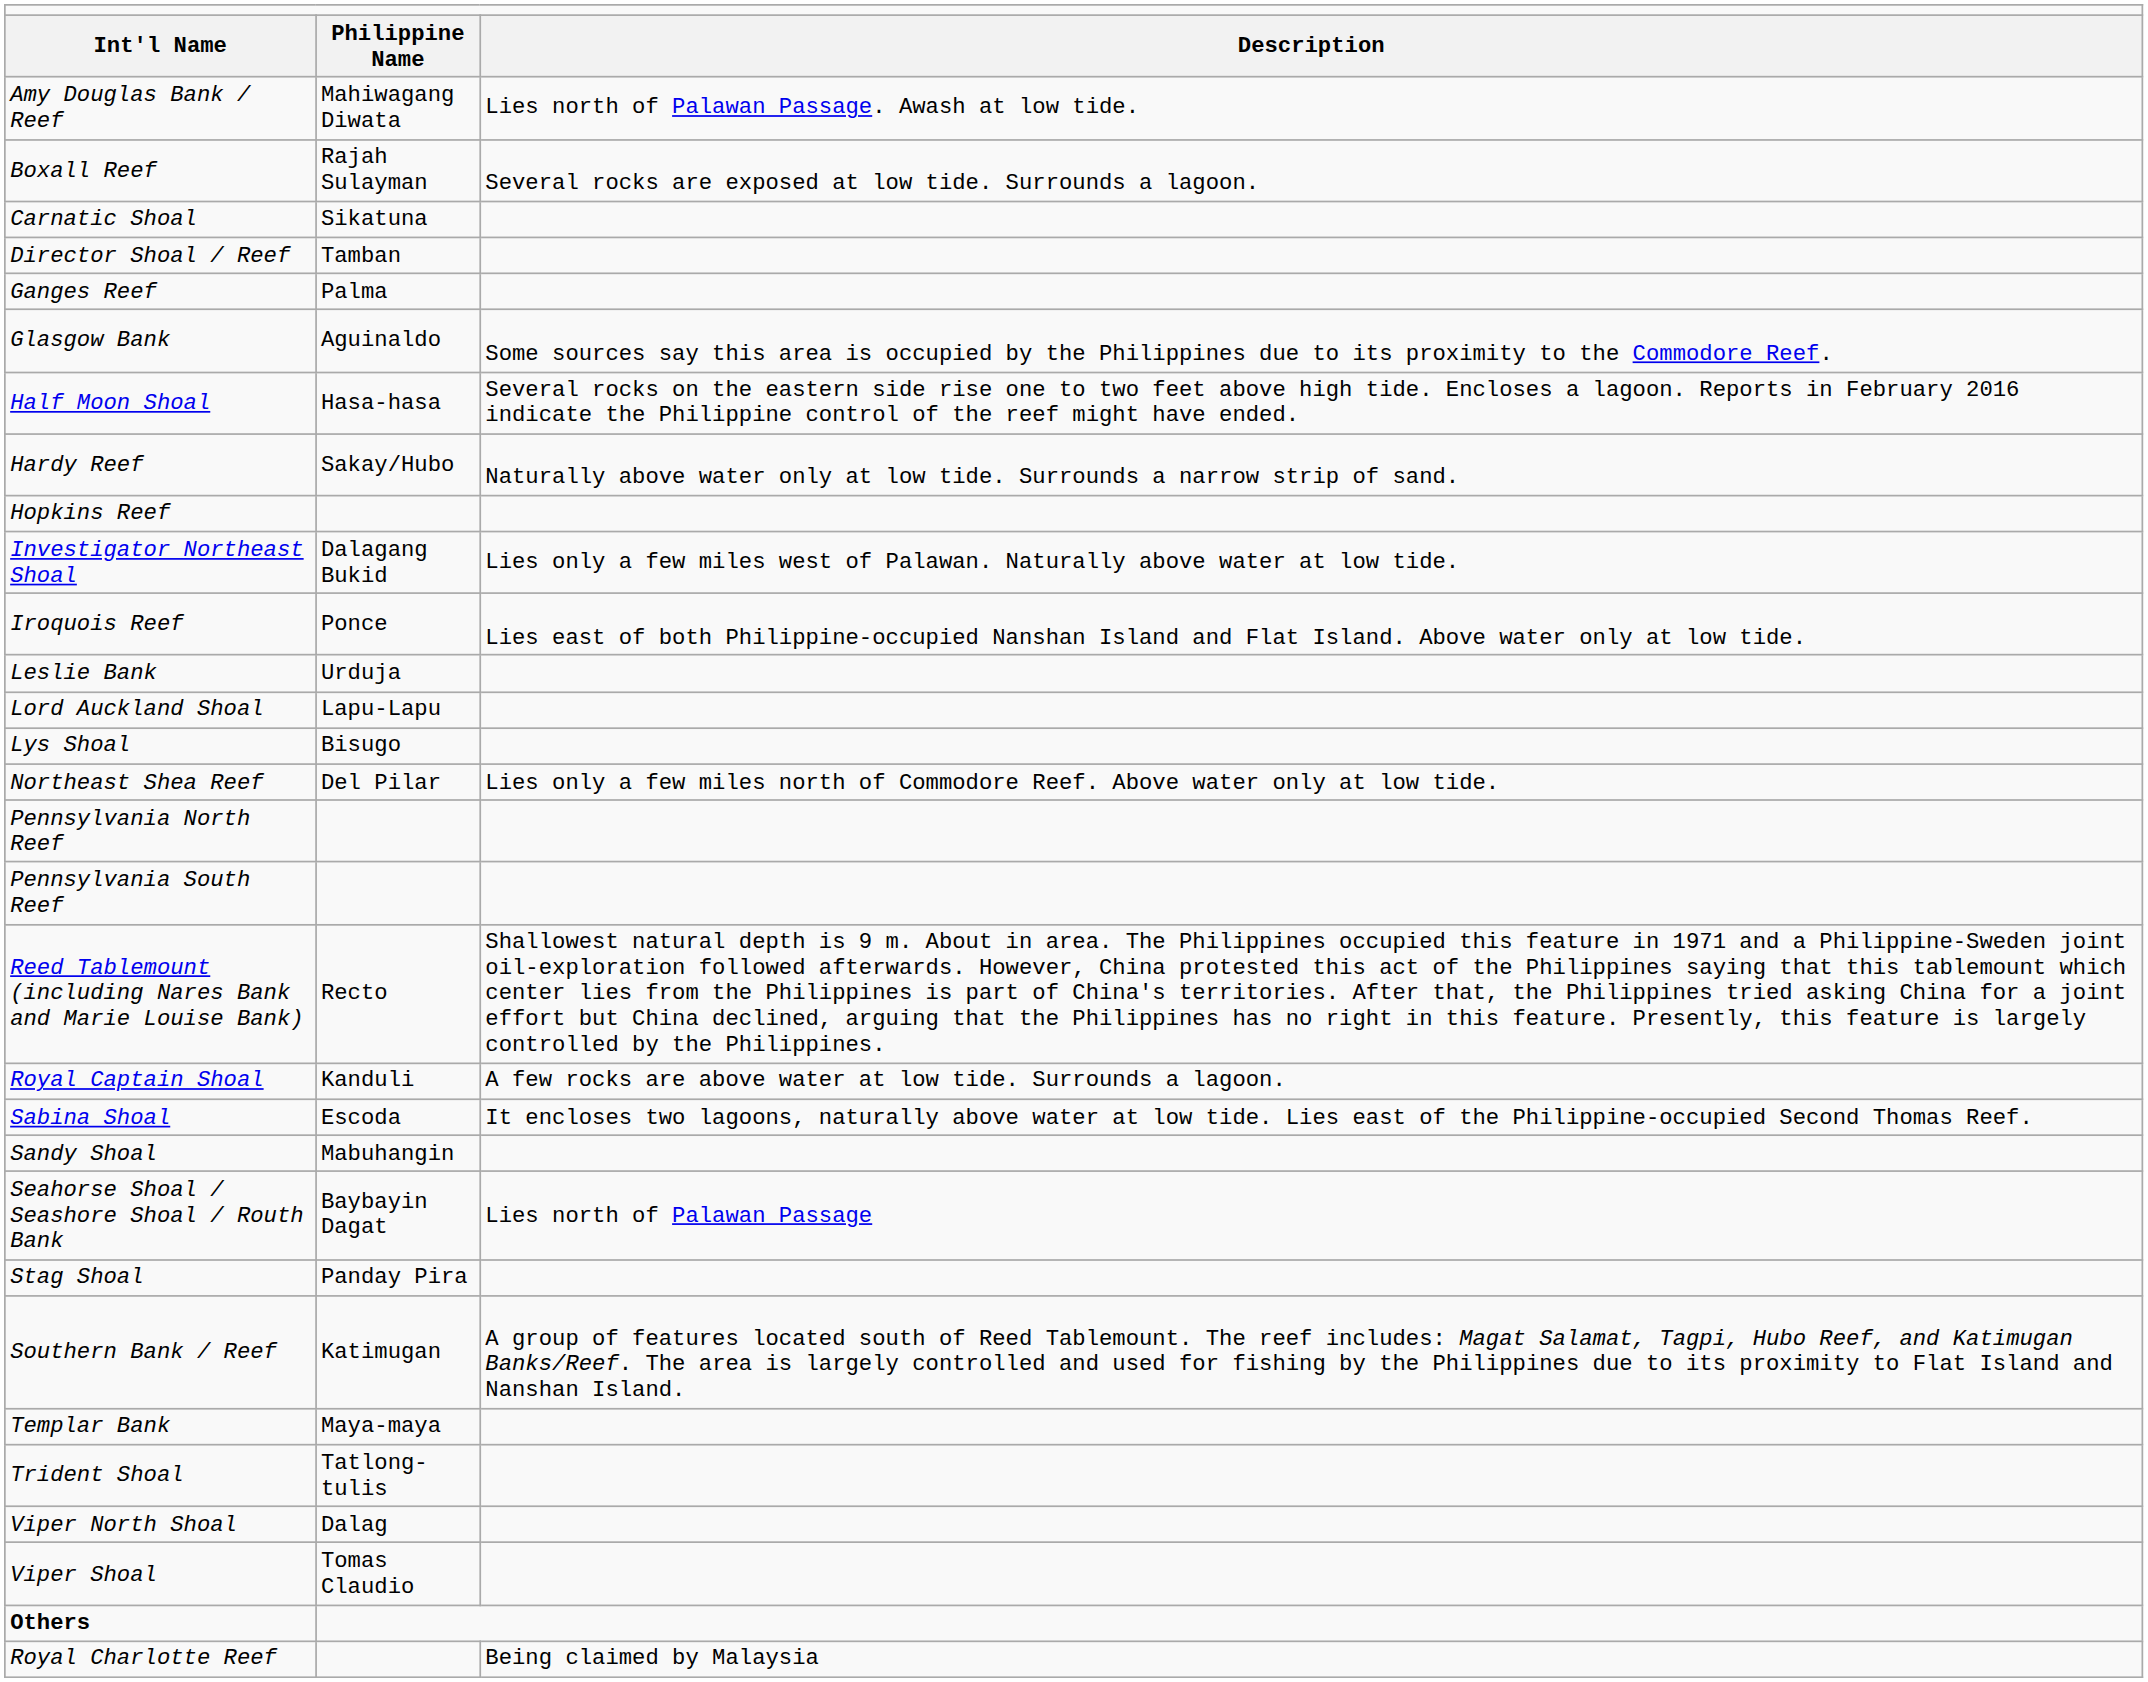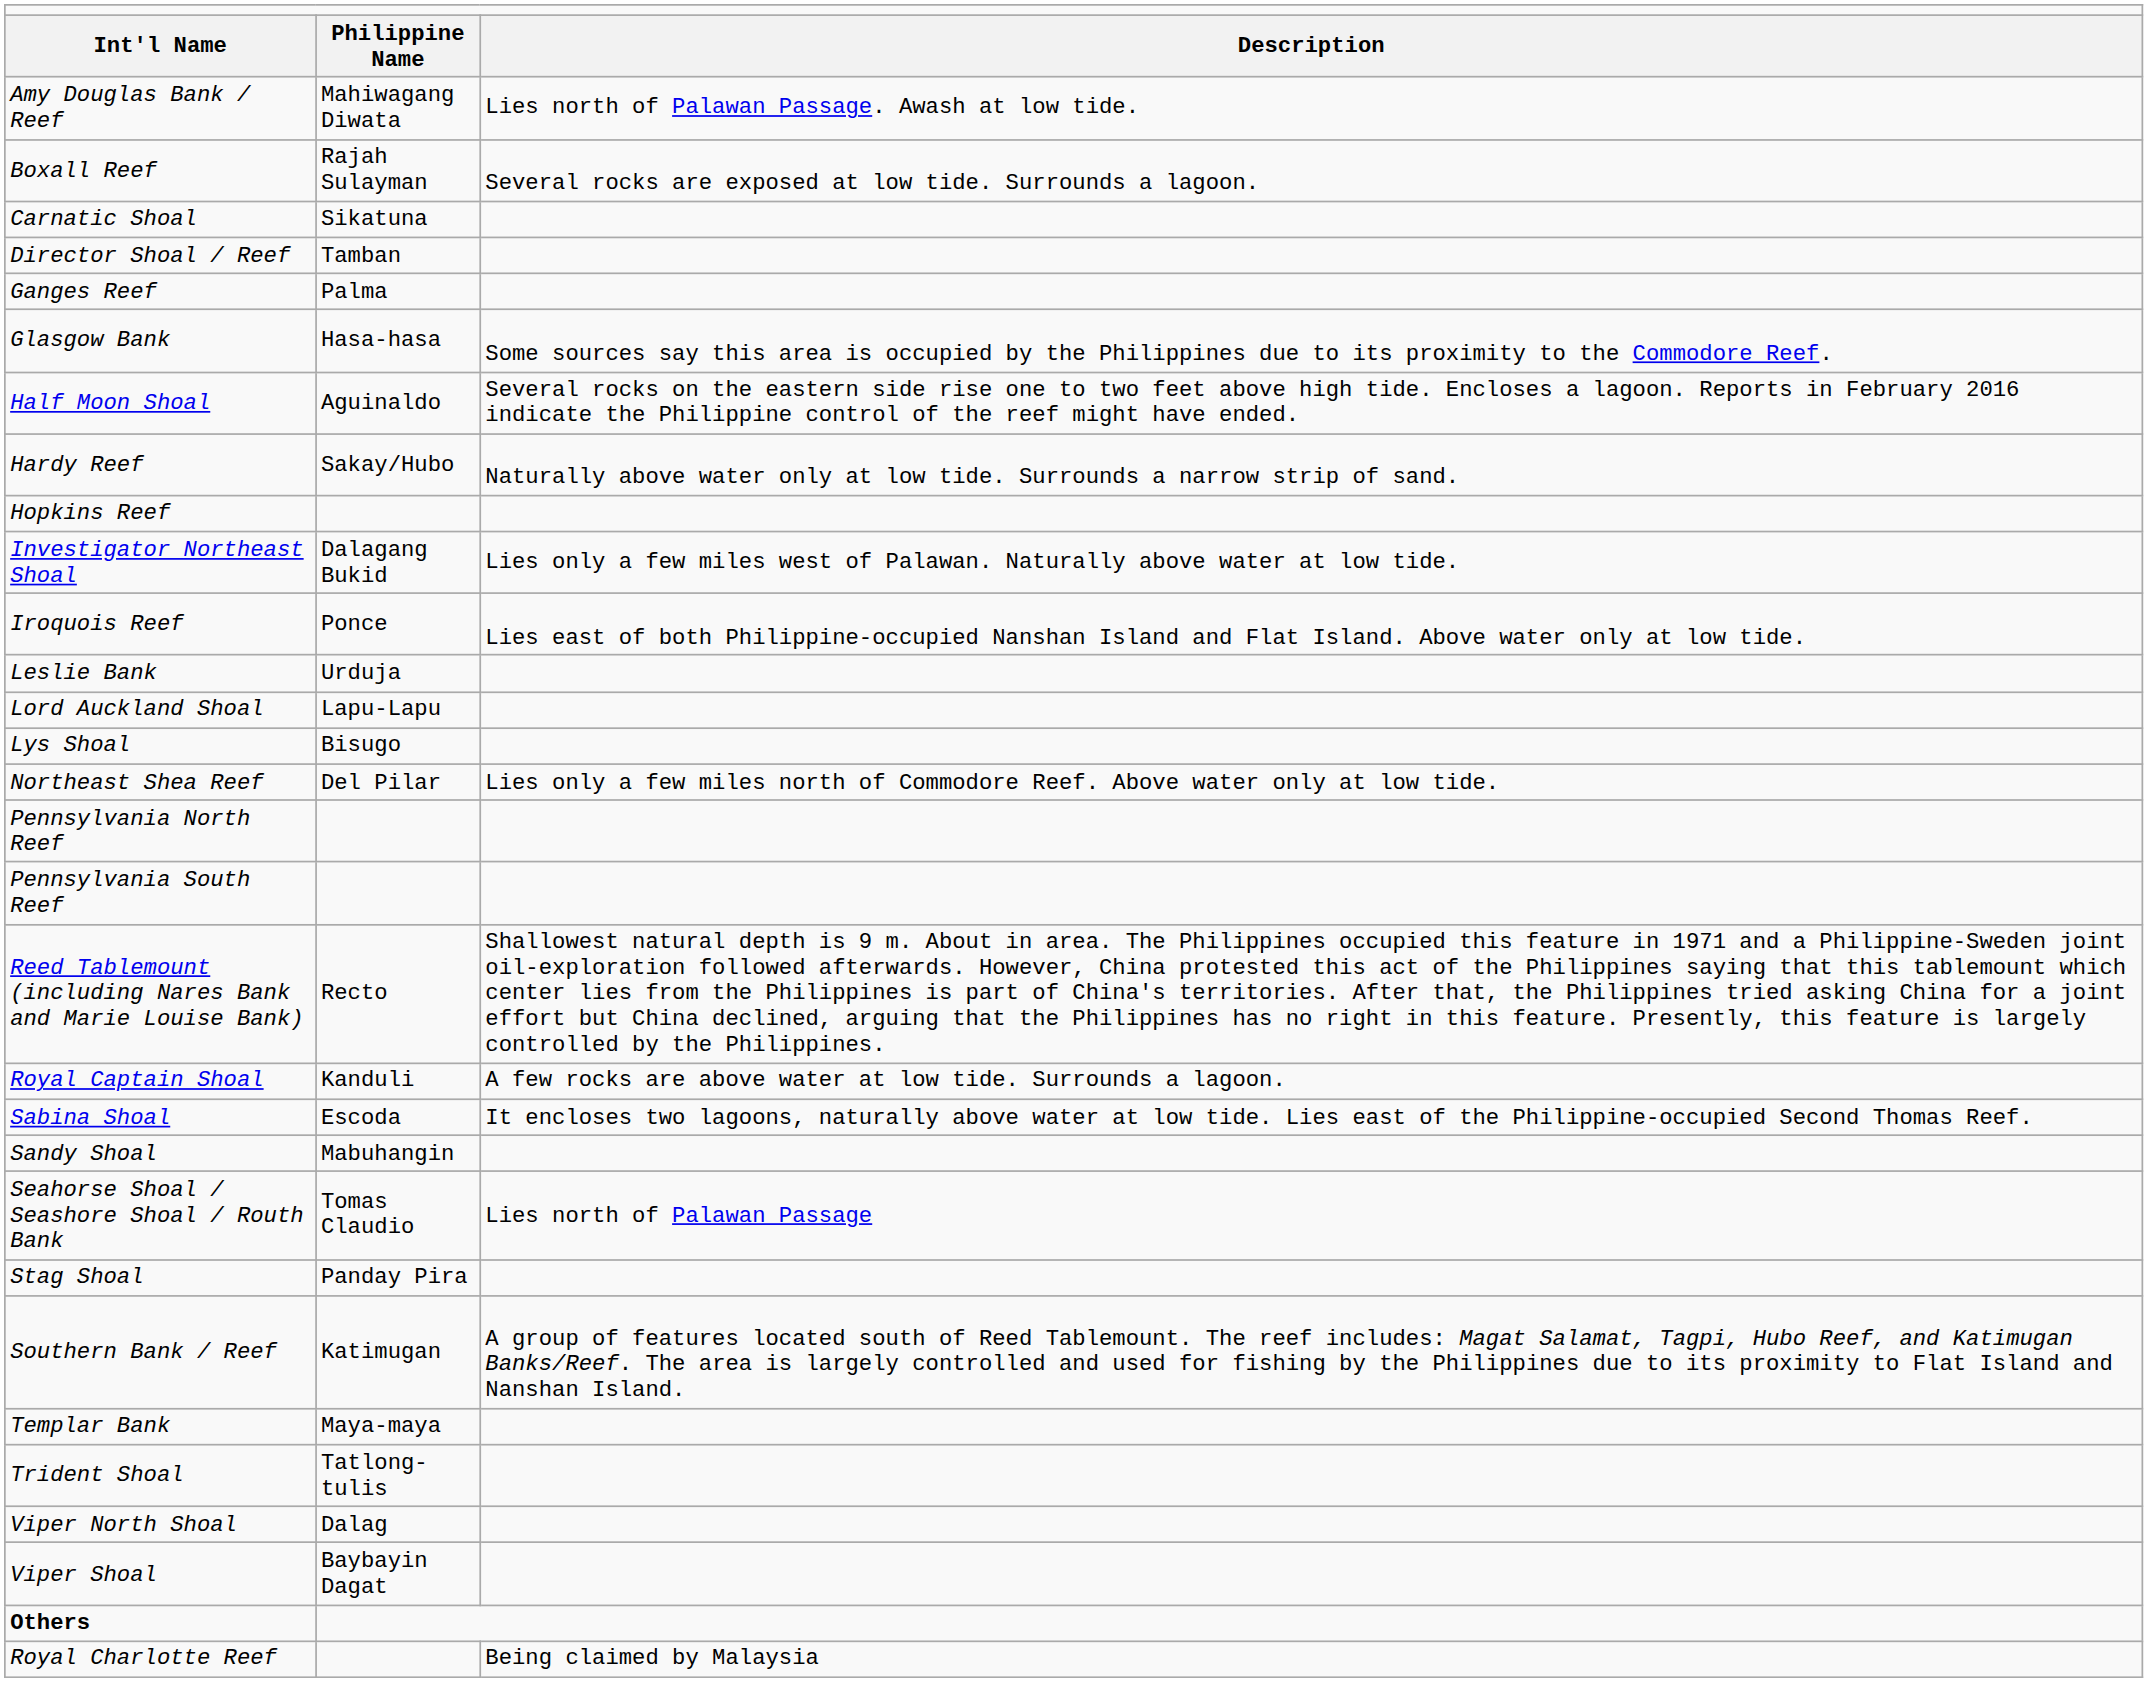(381, 341) Aguinaldo -> (381, 341) Hasa-hasa
(381, 403) Hasa-hasa -> (381, 403) Aguinaldo
(374, 1215) Baybayin Dagat -> (368, 1215) Tomas Claudio
(368, 1574) Tomas Claudio -> (374, 1574) Baybayin Dagat
